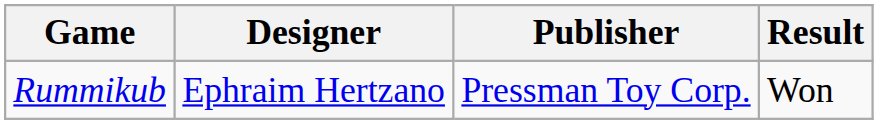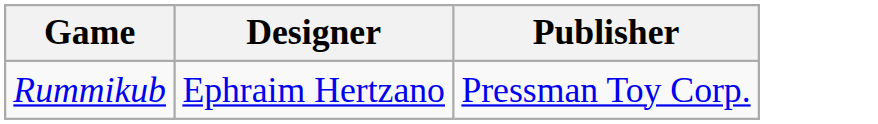- column: (816, 32)
